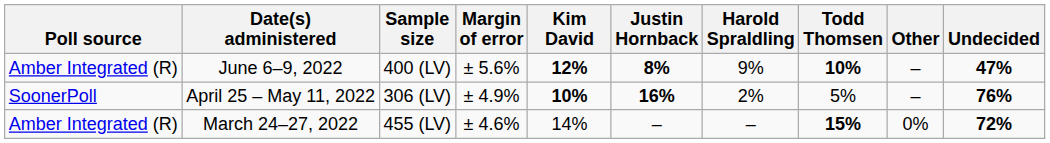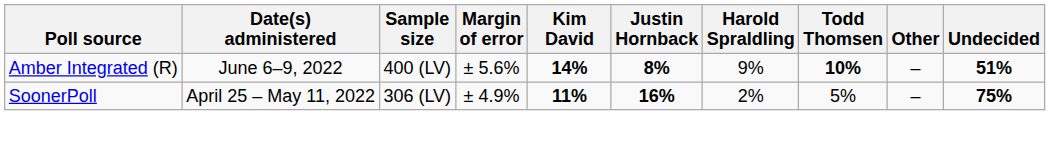(569, 68) 12% -> (569, 68) 14%
(994, 68) 47% -> (994, 68) 51%
(569, 96) 10% -> (569, 96) 11%
(994, 96) 76% -> (994, 96) 75%
- row: (281, 125)
